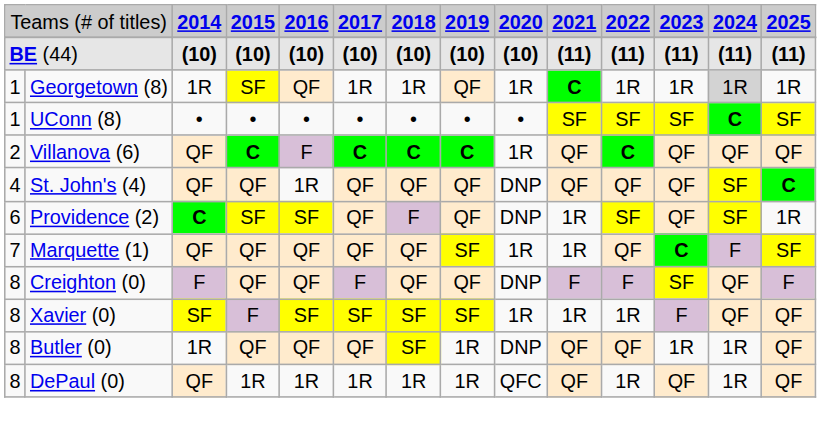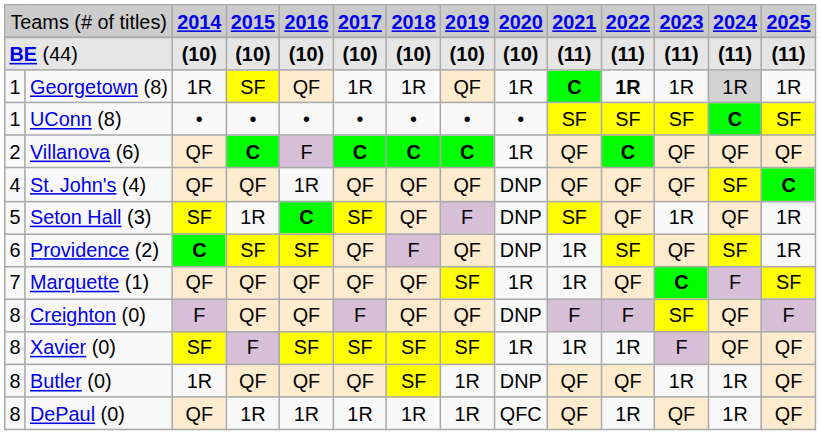(628, 86) normal -> (628, 86) bold
+ row: (91, 217)
